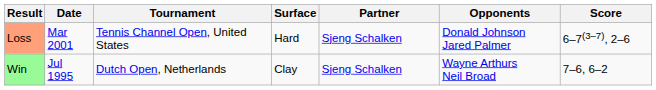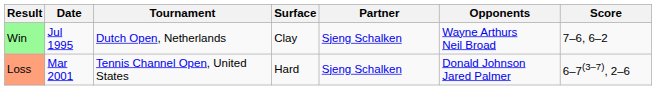rows swapped: (17, 69) <-> (19, 38)
